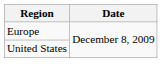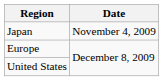+ row: (20, 31)
